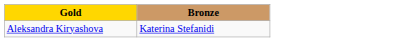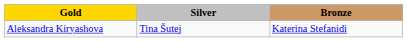+ column: (203, 12)
